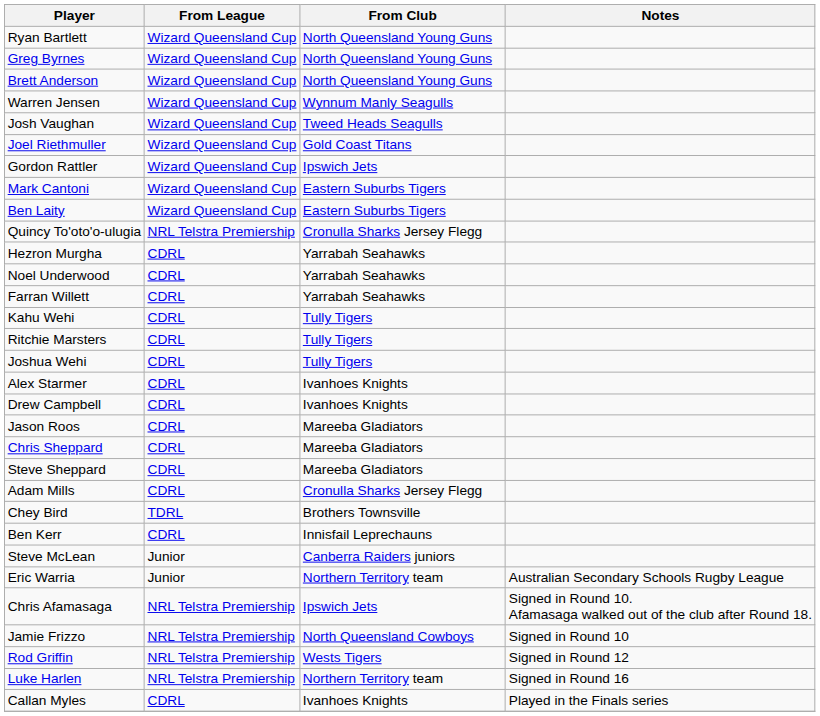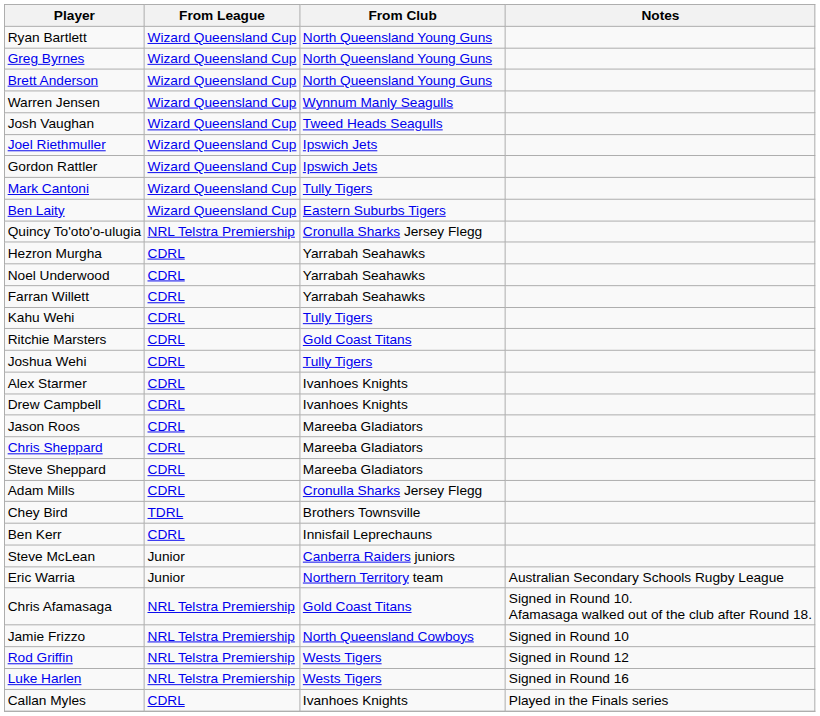(357, 145) Gold Coast Titans -> (340, 145) Ipswich Jets
(374, 189) Eastern Suburbs Tigers -> (338, 189) Tully Tigers
(338, 340) Tully Tigers -> (357, 340) Gold Coast Titans
(340, 607) Ipswich Jets -> (357, 607) Gold Coast Titans
(373, 679) Northern Territory team -> (342, 679) Wests Tigers
